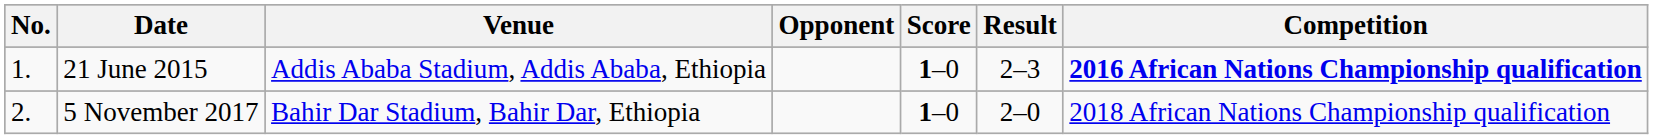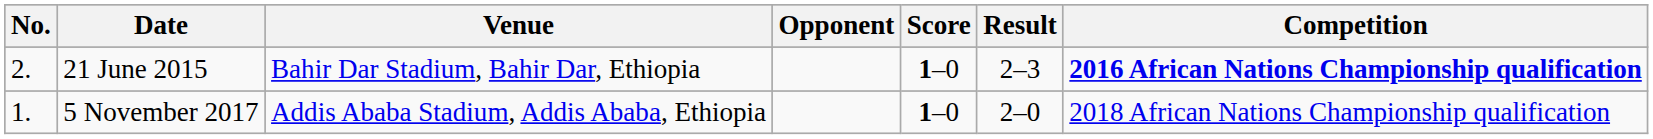(21, 68) 1. -> (21, 68) 2.
(519, 68) Addis Ababa Stadium, Addis Ababa, Ethiopia -> (486, 68) Bahir Dar Stadium, Bahir Dar, Ethiopia
(21, 111) 2. -> (21, 111) 1.
(486, 111) Bahir Dar Stadium, Bahir Dar, Ethiopia -> (519, 111) Addis Ababa Stadium, Addis Ababa, Ethiopia
